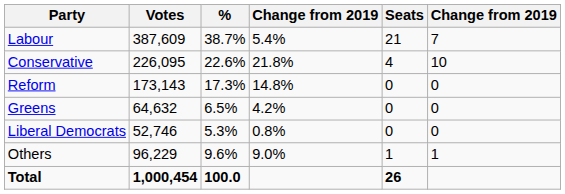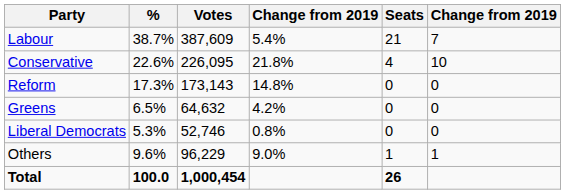columns swapped: (165, 16) <-> (225, 16)
